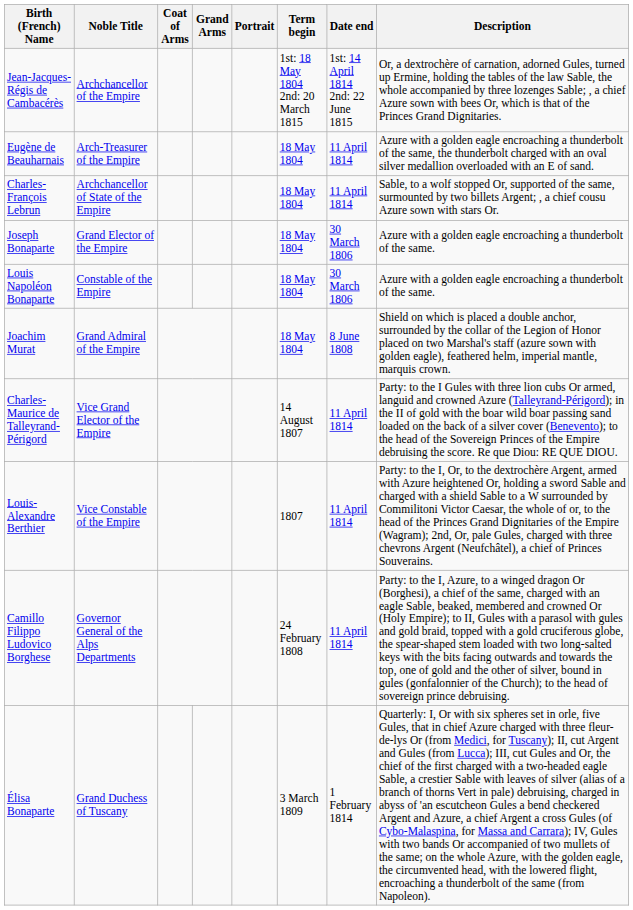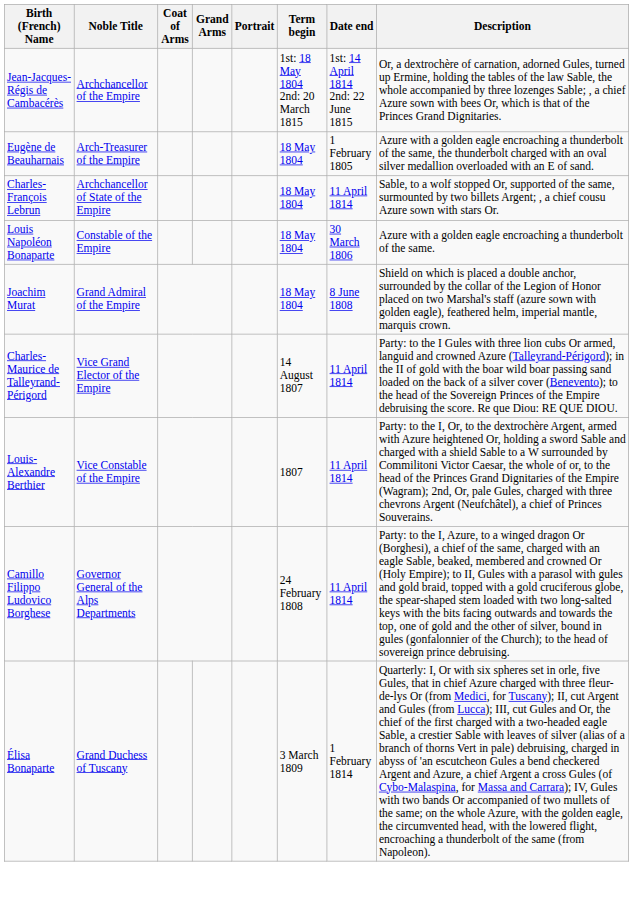(348, 153) 11 April 1814 -> (350, 153) 1 February 1805
- row: (31, 242)
